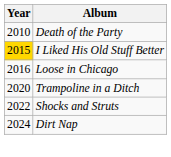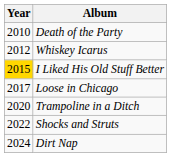+ row: (72, 50)
(19, 69) 2016 -> (19, 87) 2017
